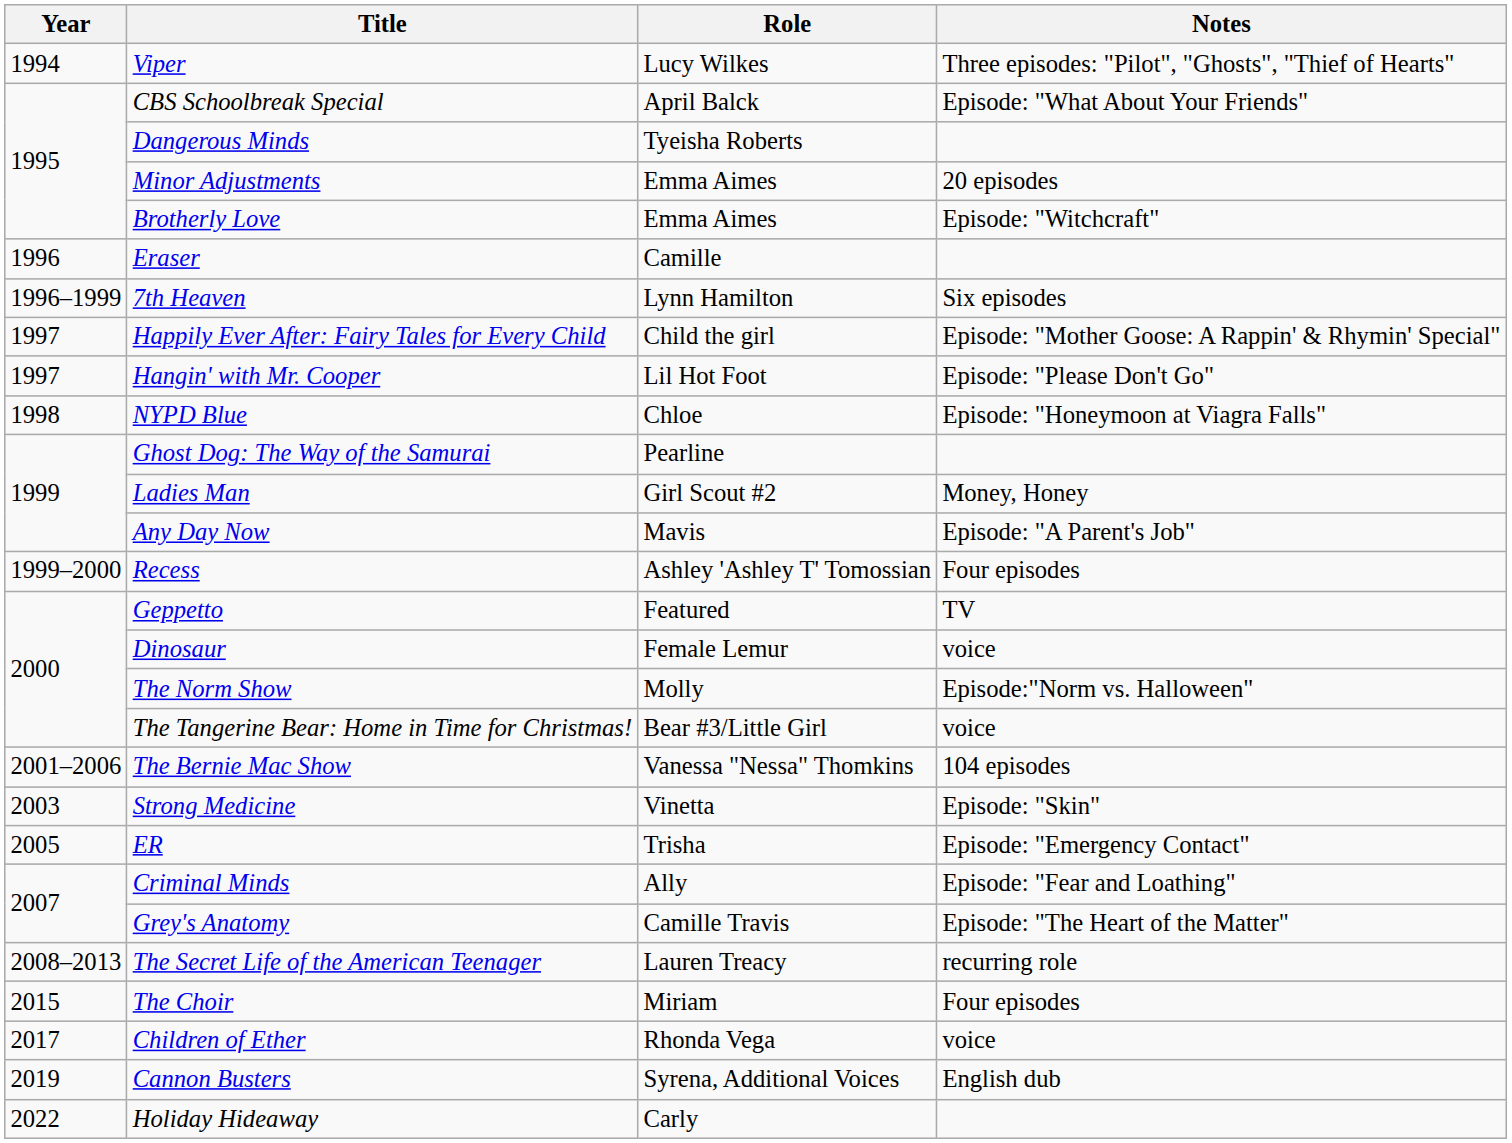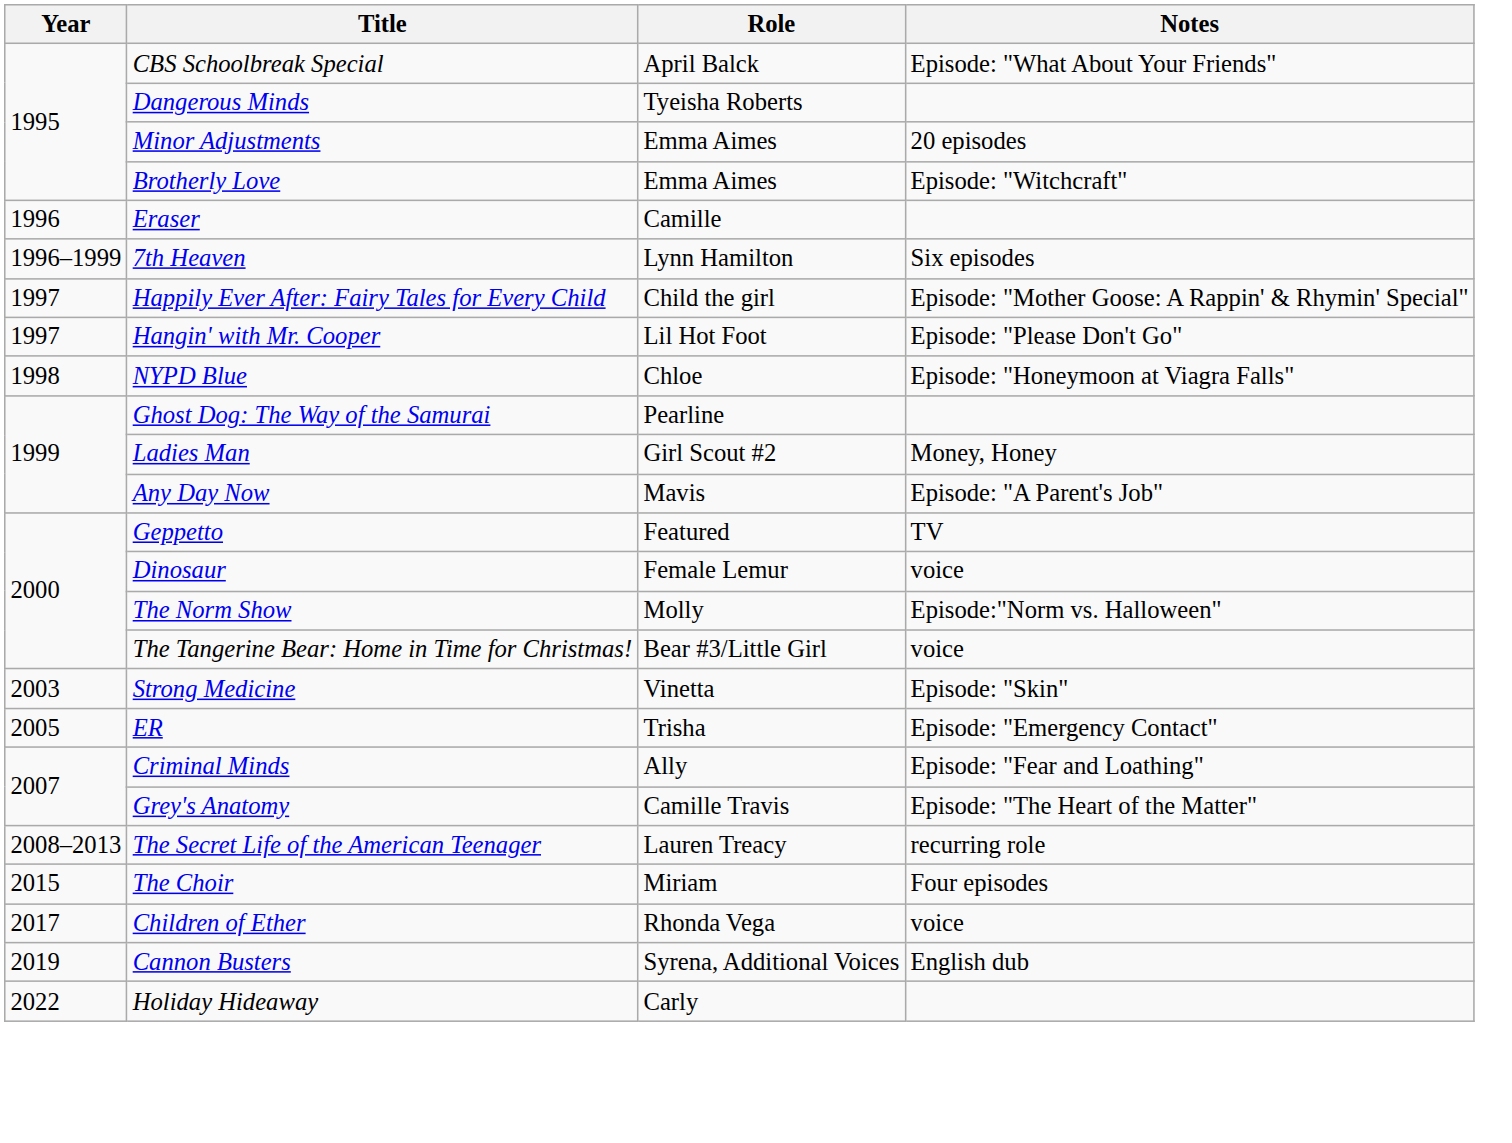- row: (159, 63)
- row: (166, 571)
- row: (242, 766)
